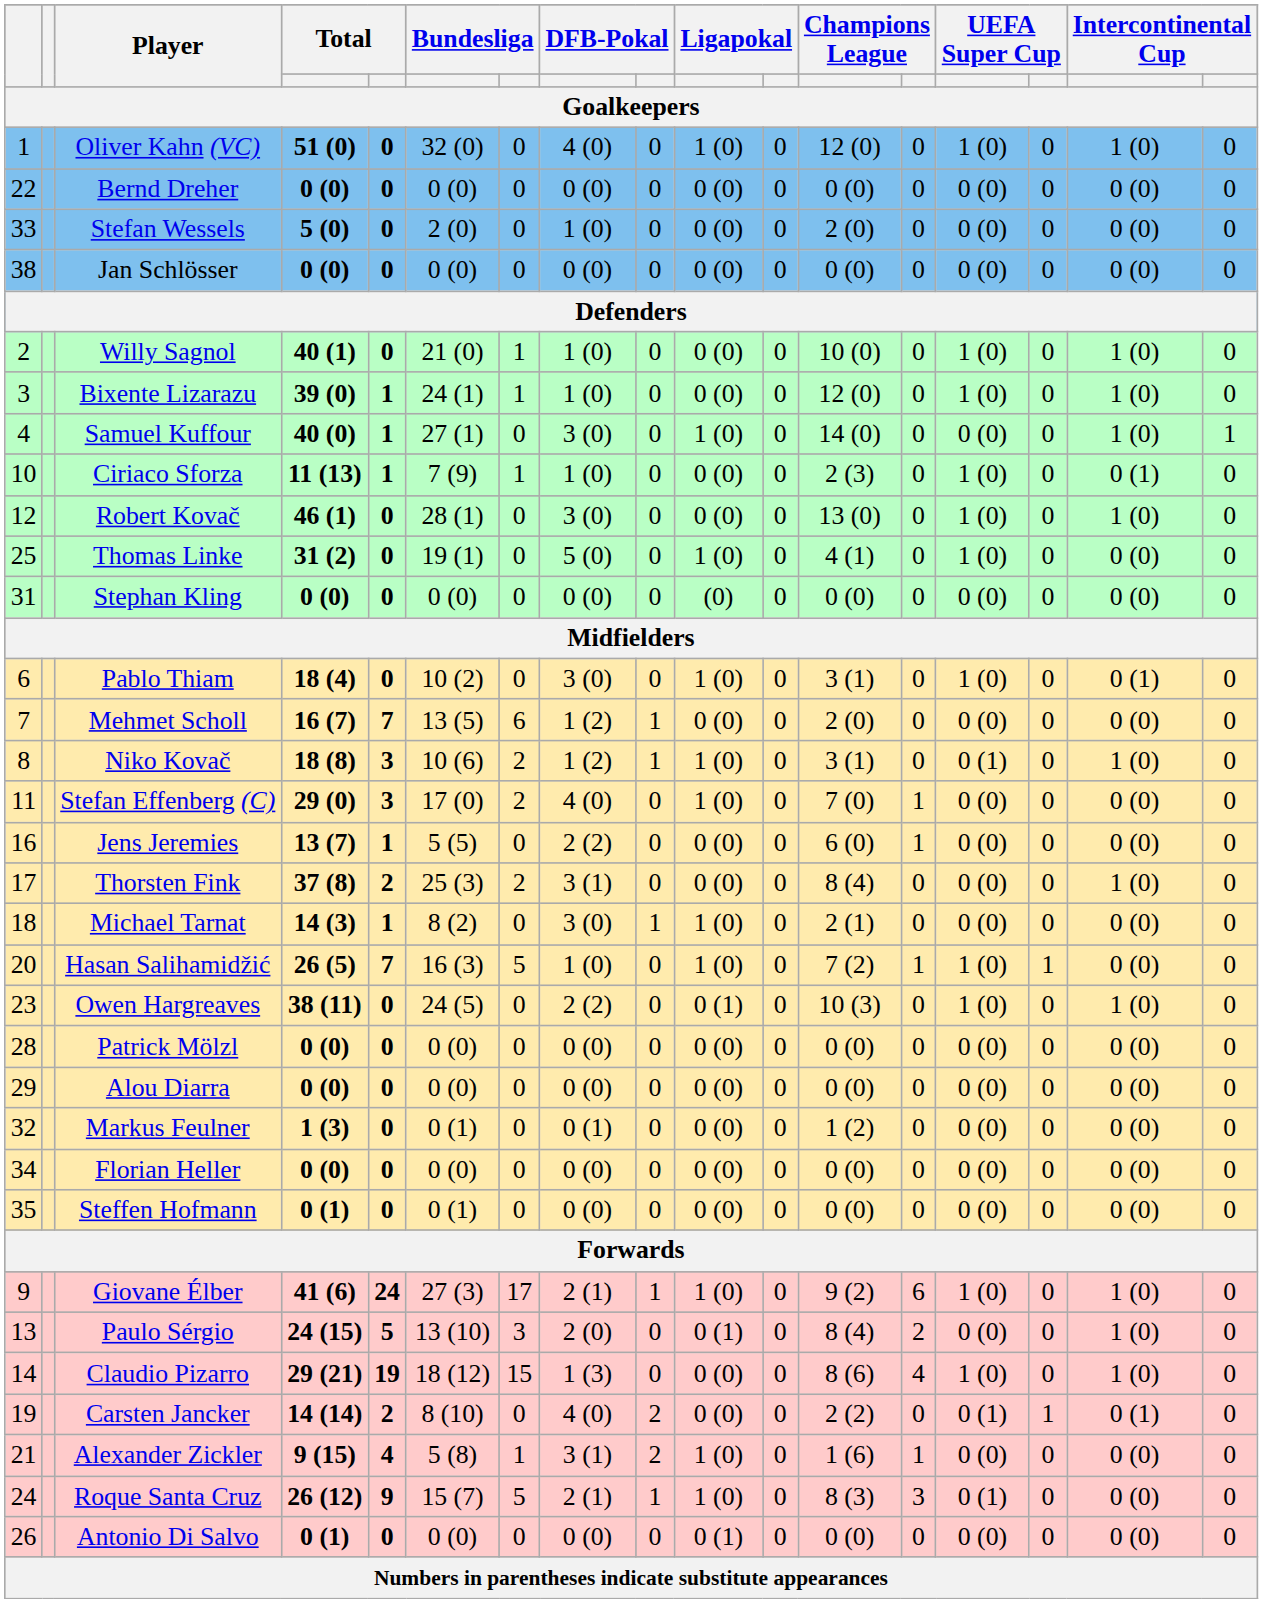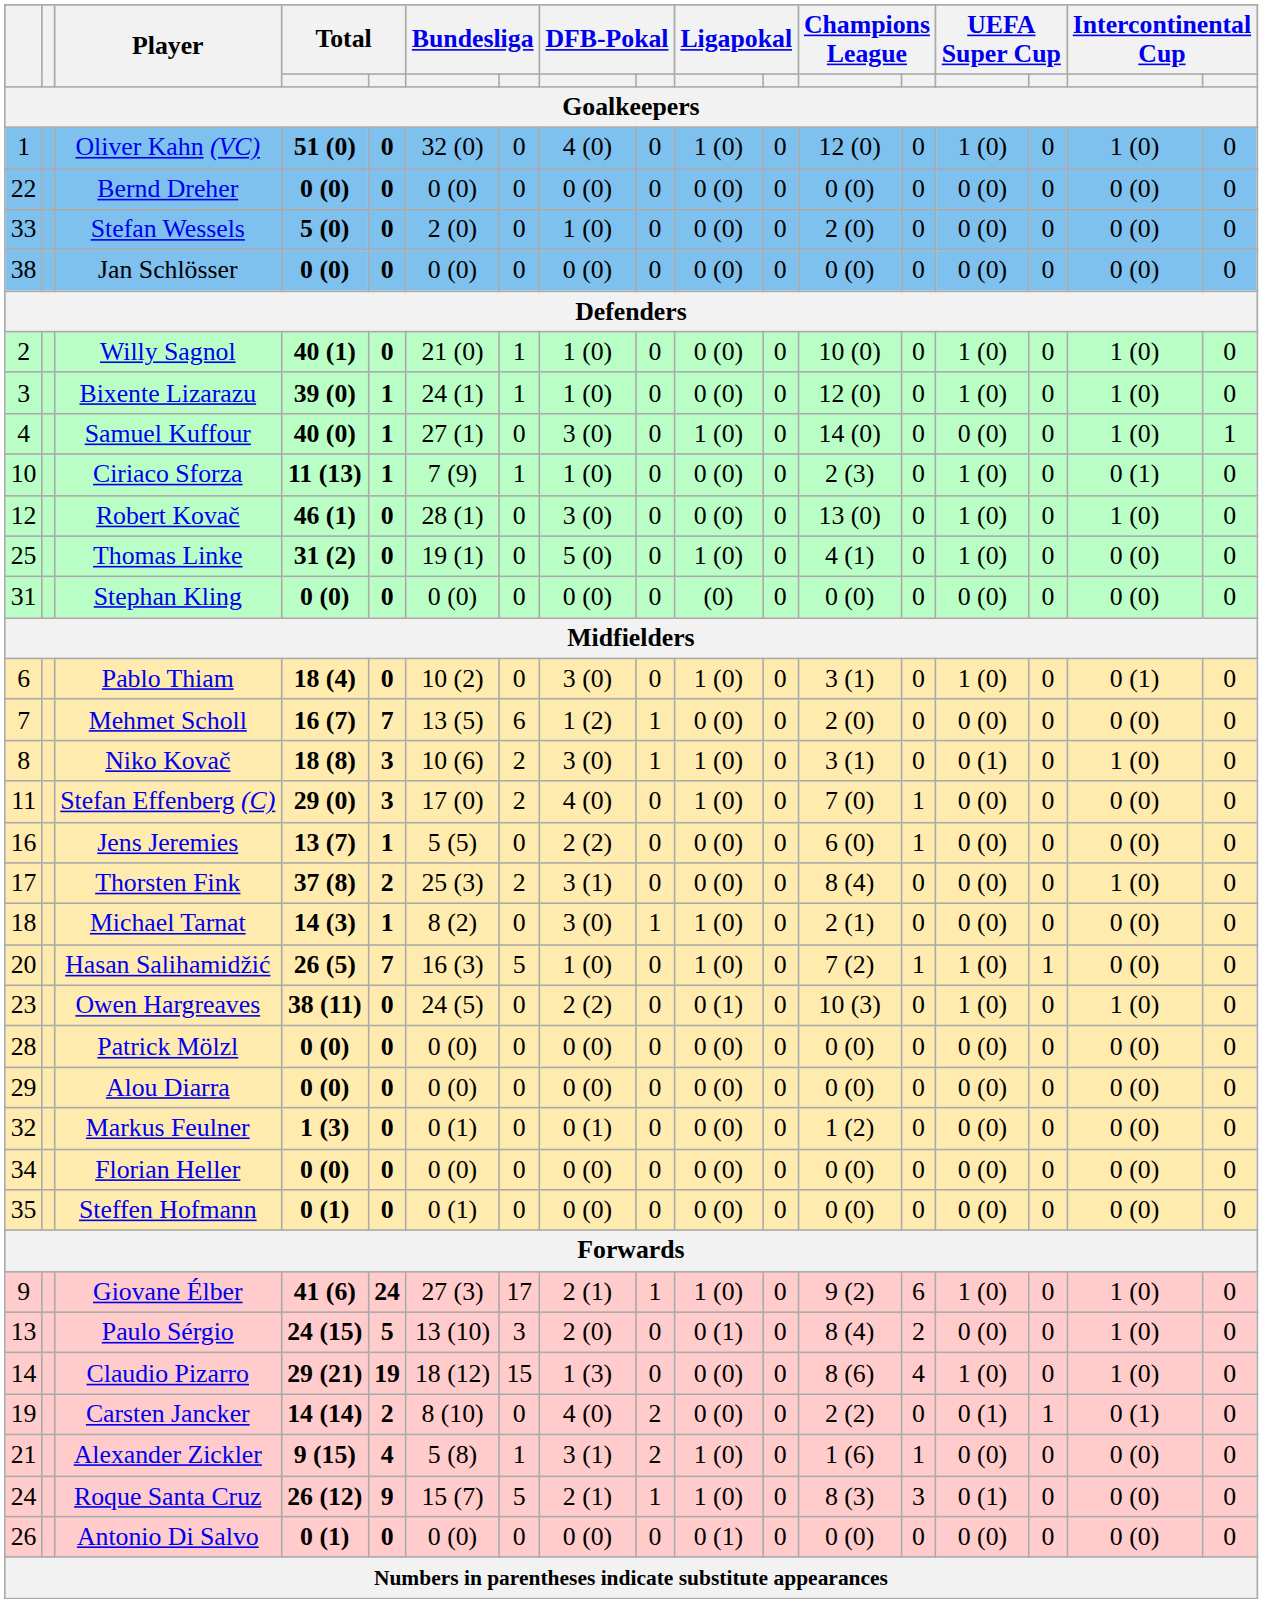(588, 760) 1 (2) -> (588, 760) 3 (0)
